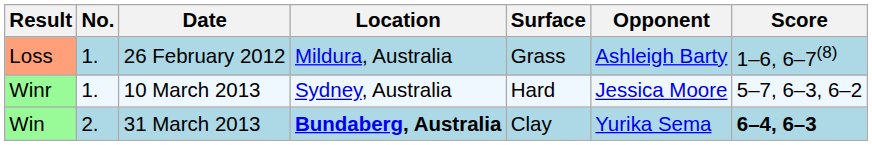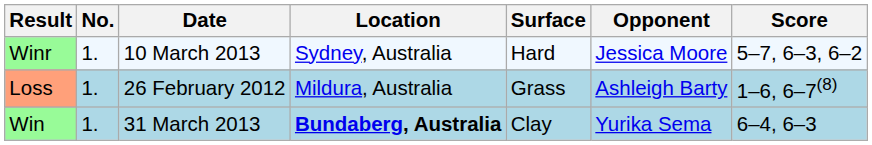rows swapped: (31, 55) <-> (30, 91)
(90, 123) 2. -> (90, 123) 1.
(777, 123) bold -> (777, 123) normal
